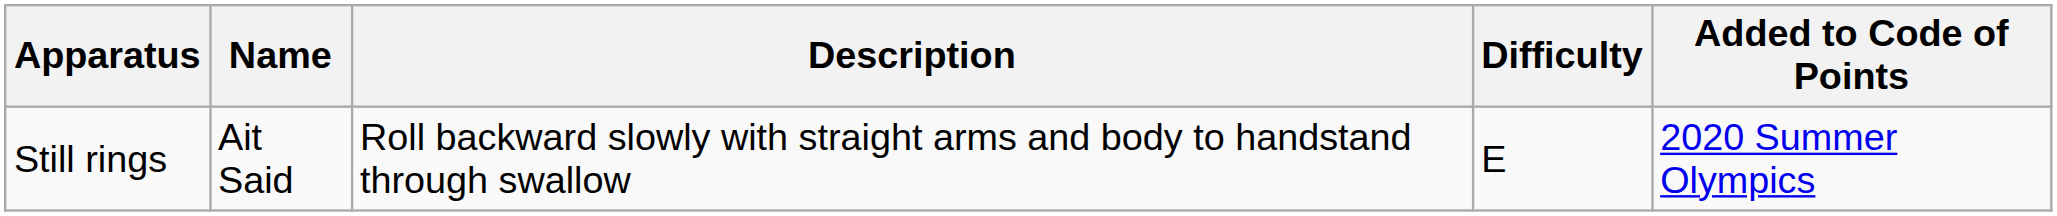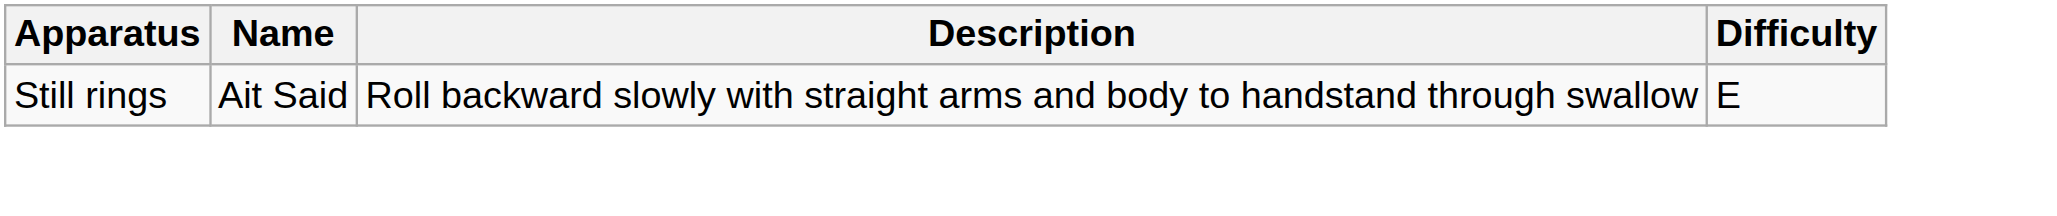- column: (1851, 55)
